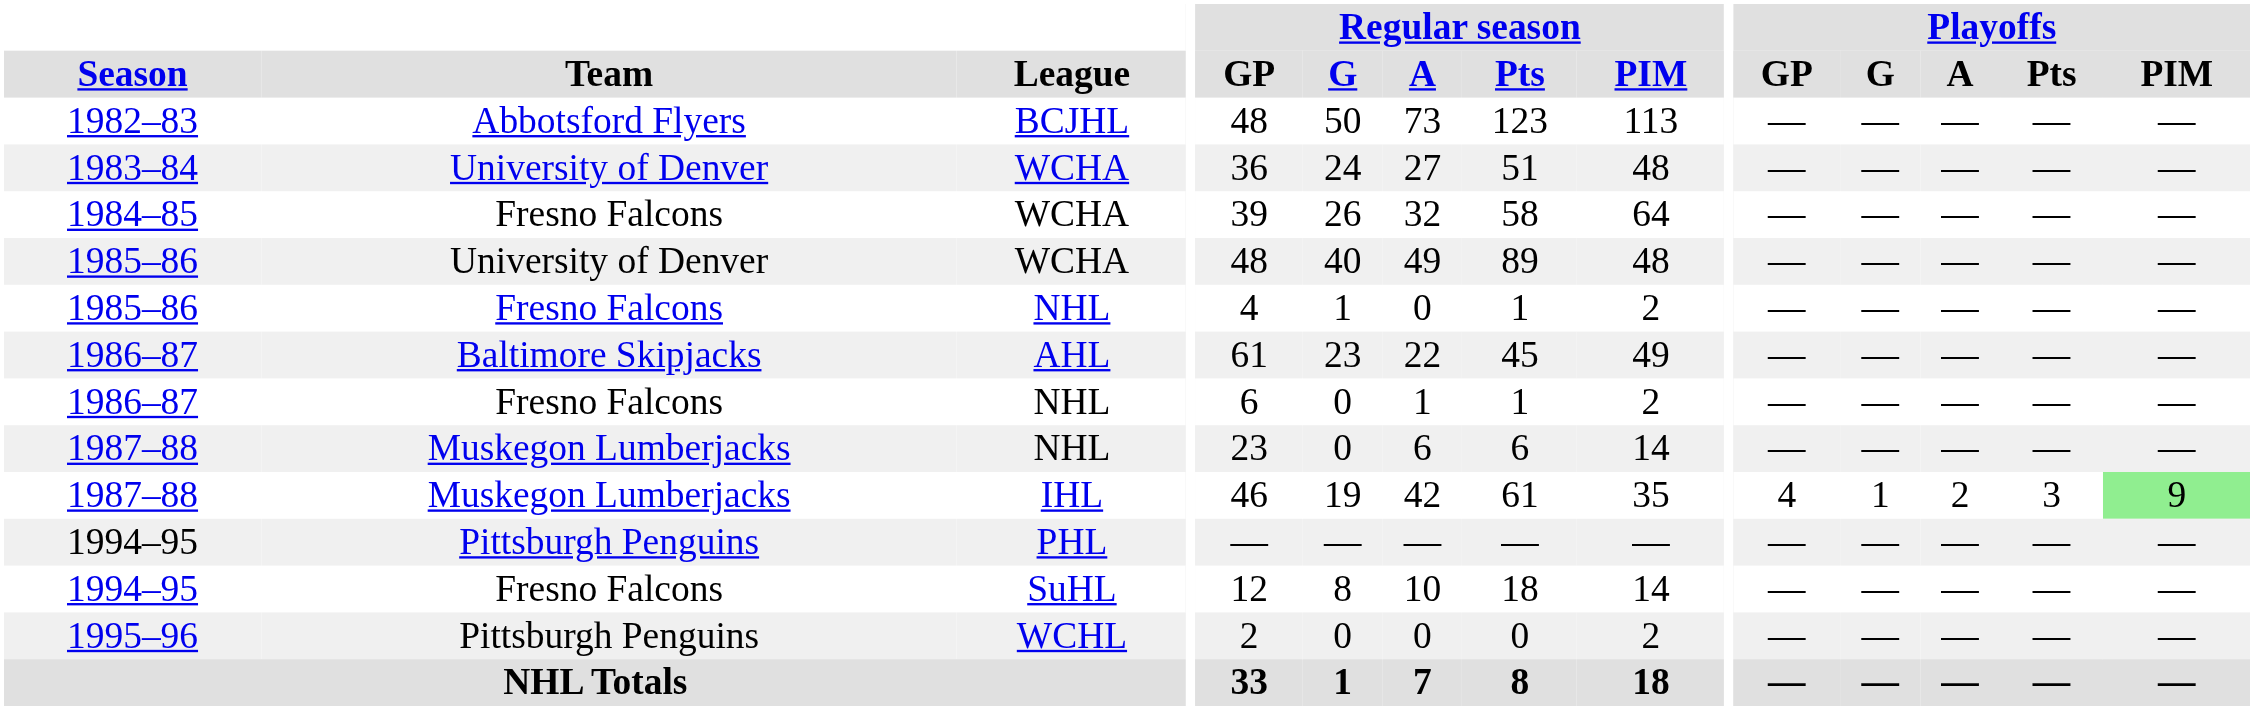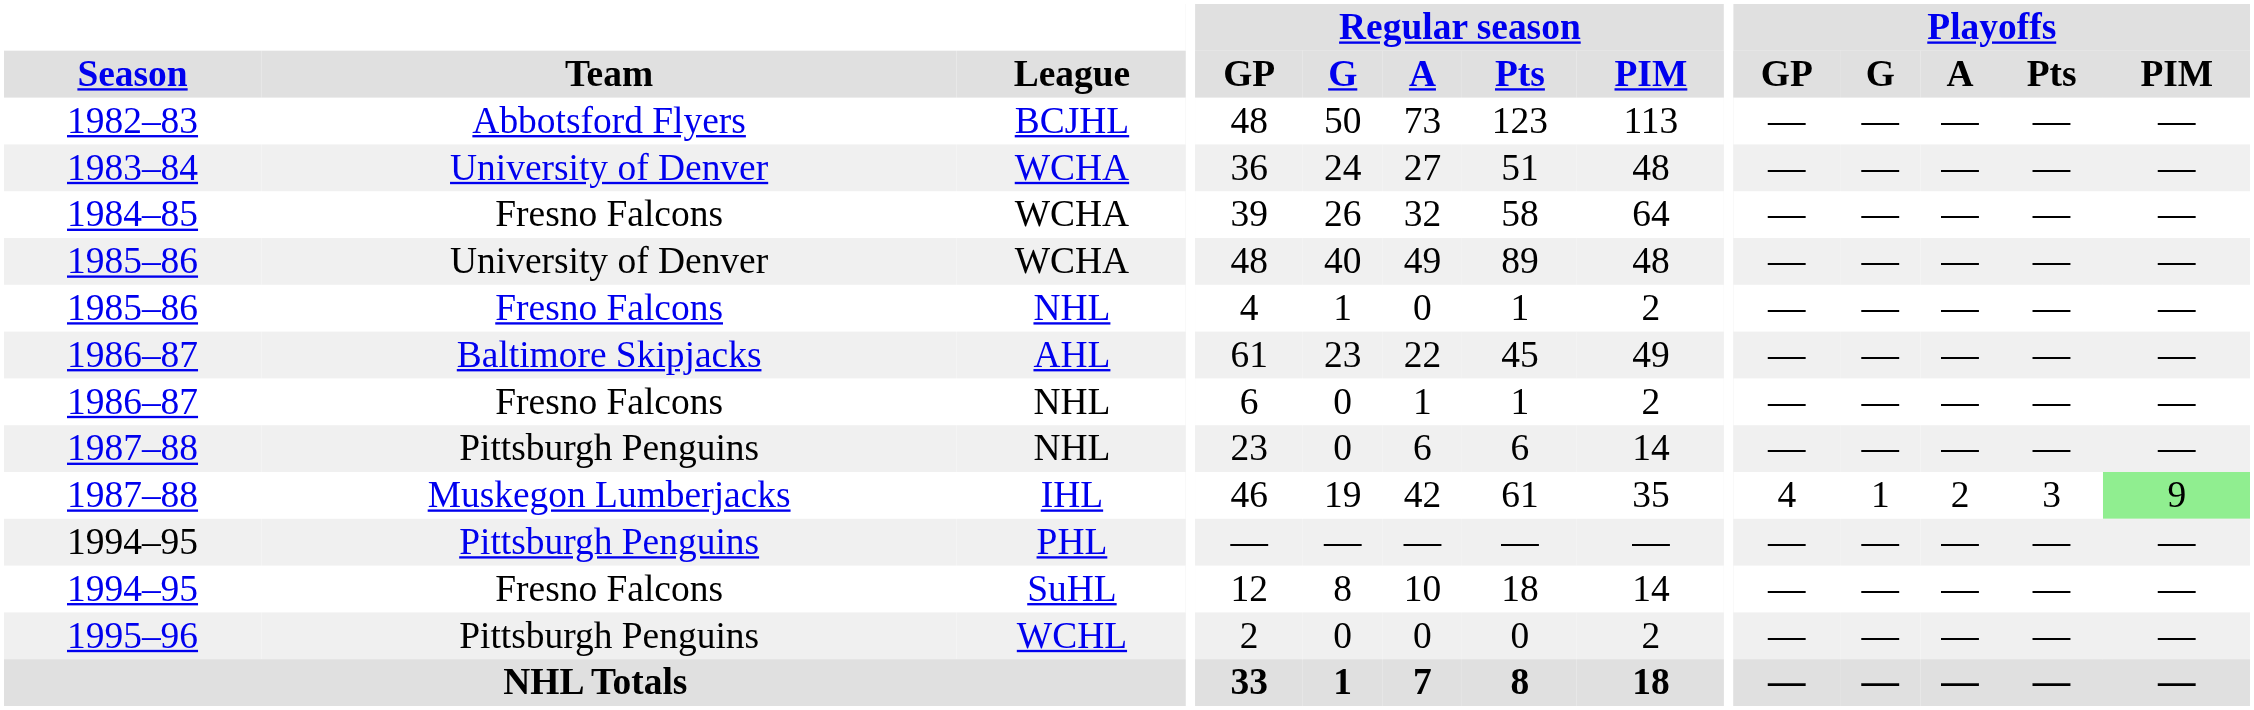(609, 447) Muskegon Lumberjacks -> (609, 447) Pittsburgh Penguins
